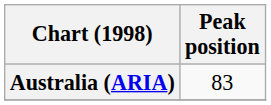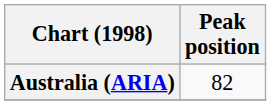(222, 81) 83 -> (222, 81) 82
